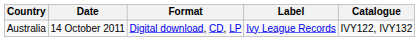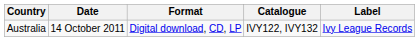columns swapped: (291, 12) <-> (376, 12)
